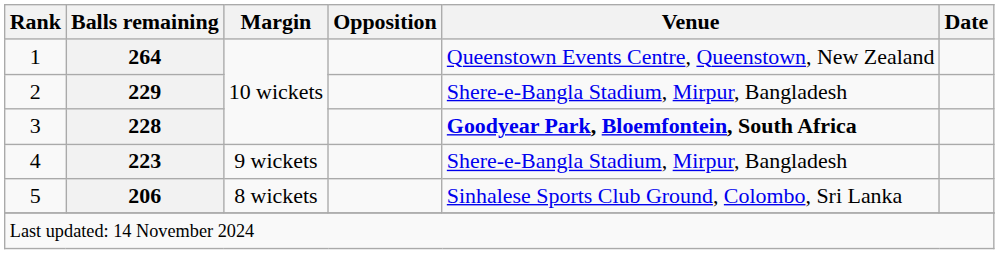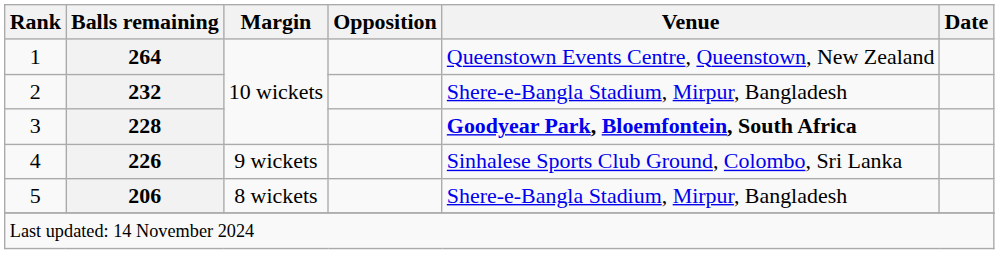(145, 91) 229 -> (145, 91) 232
(145, 160) 223 -> (145, 160) 226
(647, 160) Shere-e-Bangla Stadium, Mirpur, Bangladesh -> (675, 160) Sinhalese Sports Club Ground, Colombo, Sri Lanka
(675, 195) Sinhalese Sports Club Ground, Colombo, Sri Lanka -> (647, 195) Shere-e-Bangla Stadium, Mirpur, Bangladesh
